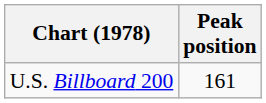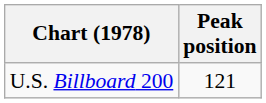(220, 80) 161 -> (220, 80) 121
